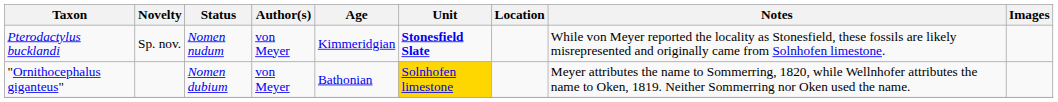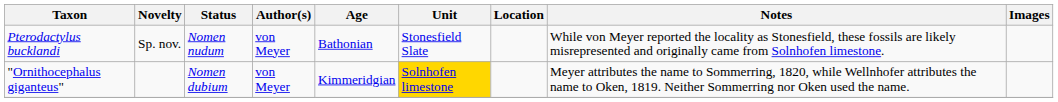(357, 43) Kimmeridgian -> (345, 43) Bathonian
(432, 43) bold -> (431, 43) normal
(345, 79) Bathonian -> (357, 79) Kimmeridgian
